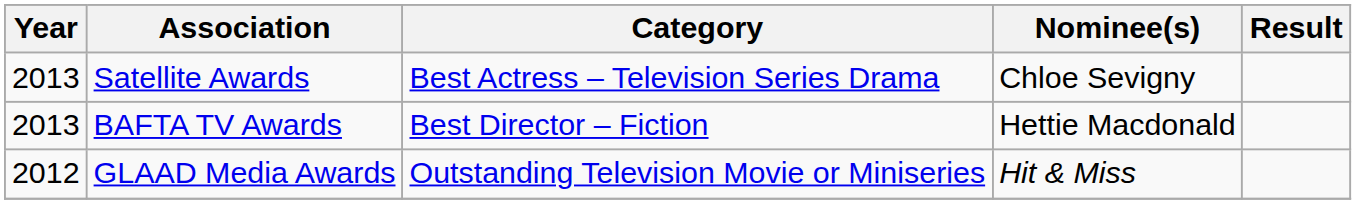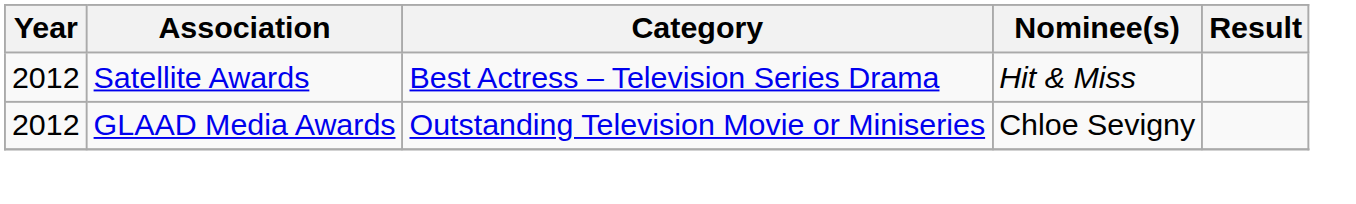(46, 76) 2013 -> (46, 76) 2012
(1097, 76) Chloe Sevigny -> (1068, 76) Hit & Miss
- row: (218, 125)
(1068, 173) Hit & Miss -> (1097, 125) Chloe Sevigny
